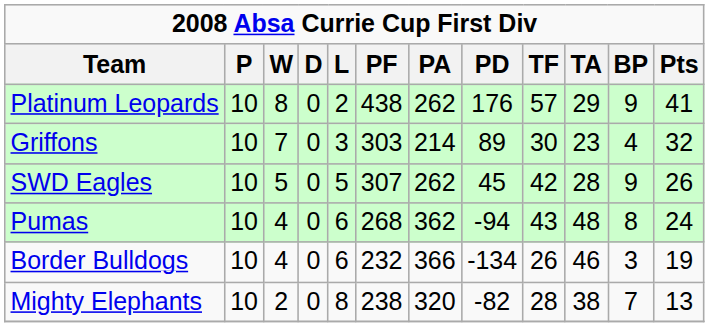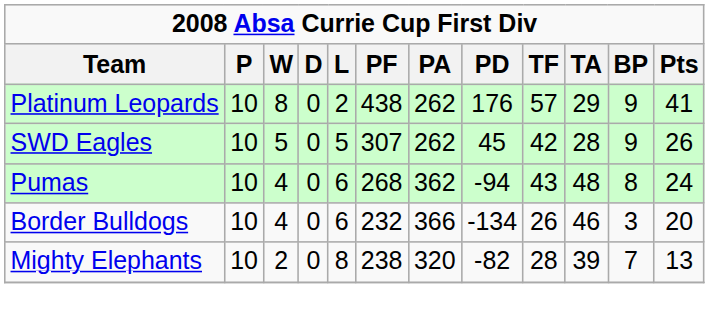- row: (54, 143)
(679, 261) 19 -> (679, 222) 20
(586, 301) 38 -> (586, 261) 39
